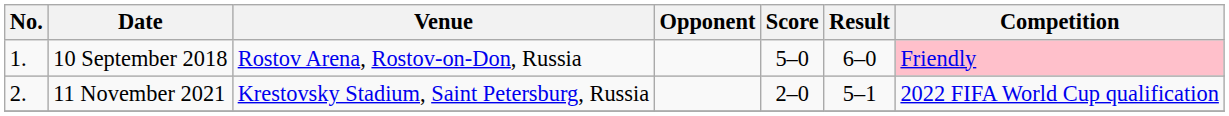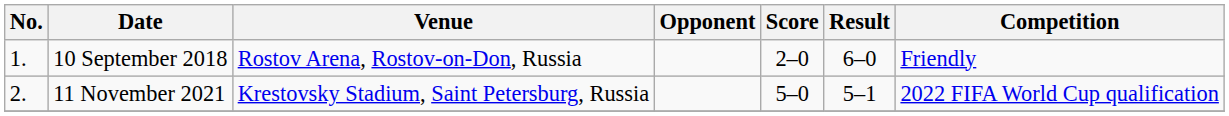(792, 57) 5–0 -> (792, 57) 2–0
(938, 57) pink background -> (938, 57) no background
(792, 93) 2–0 -> (792, 93) 5–0
